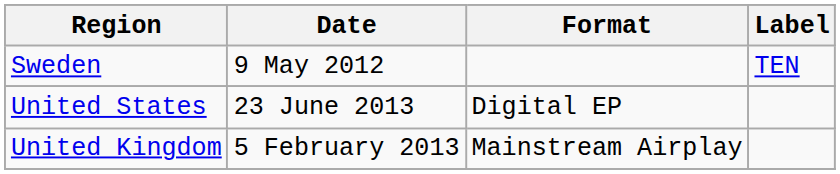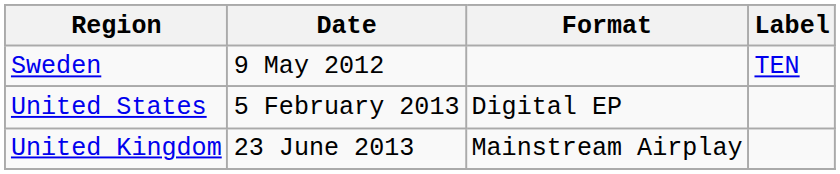(324, 107) 23 June 2013 -> (347, 107) 5 February 2013
(347, 148) 5 February 2013 -> (324, 148) 23 June 2013
